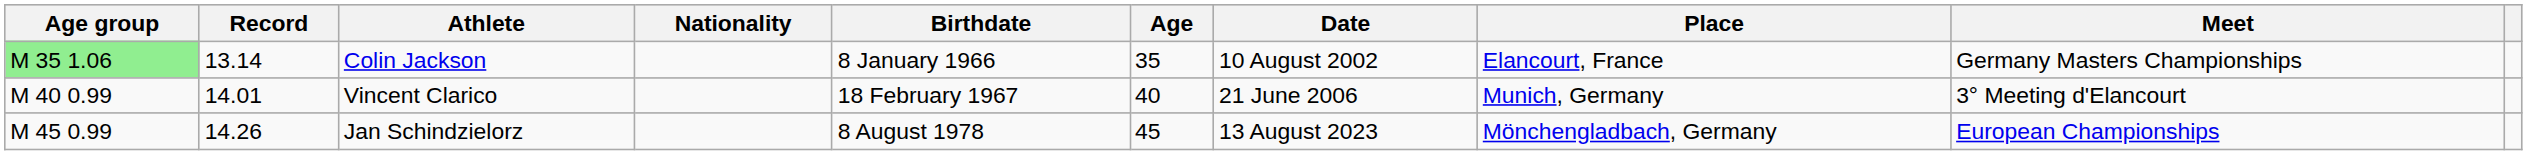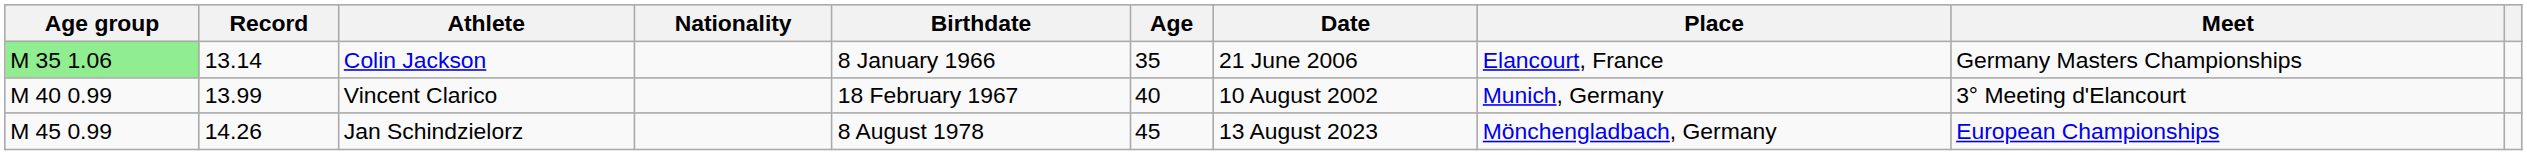(1298, 59) 10 August 2002 -> (1288, 59) 21 June 2006
(233, 96) 14.01 -> (233, 96) 13.99
(1288, 96) 21 June 2006 -> (1298, 96) 10 August 2002
